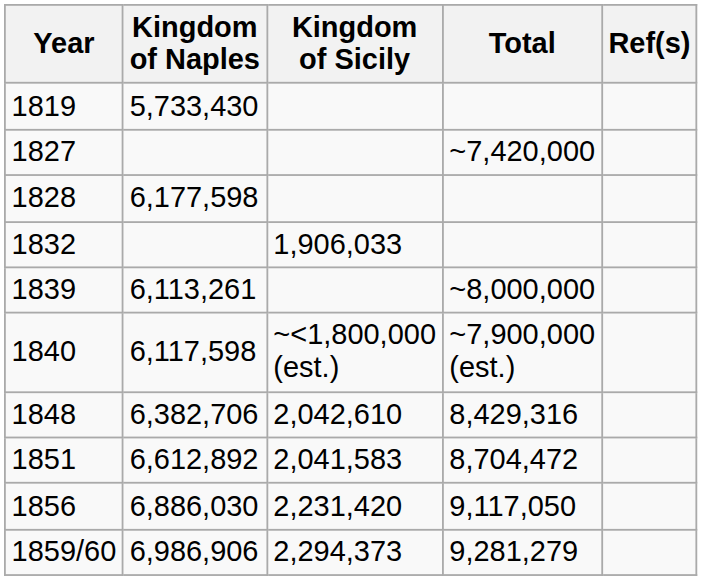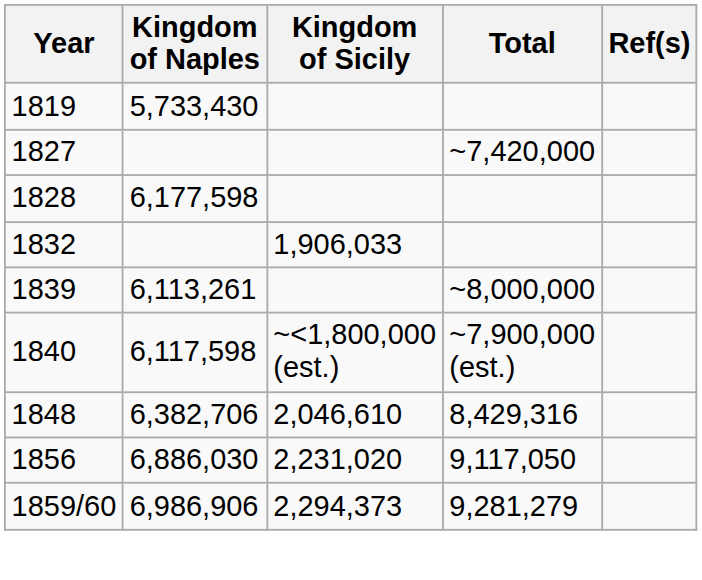(338, 414) 2,042,610 -> (338, 414) 2,046,610
- row: (44, 460)
(338, 505) 2,231,420 -> (338, 460) 2,231,020
